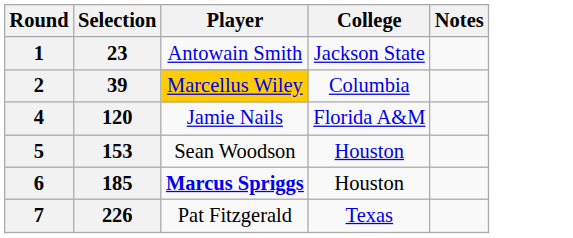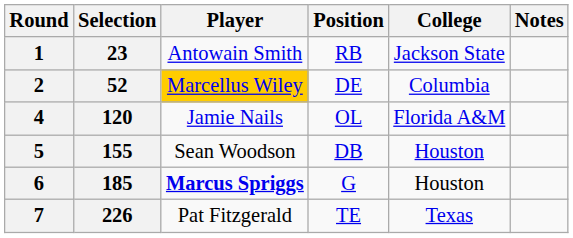+ column: (349, 20)
(117, 85) 39 -> (117, 85) 52
(117, 150) 153 -> (117, 150) 155
